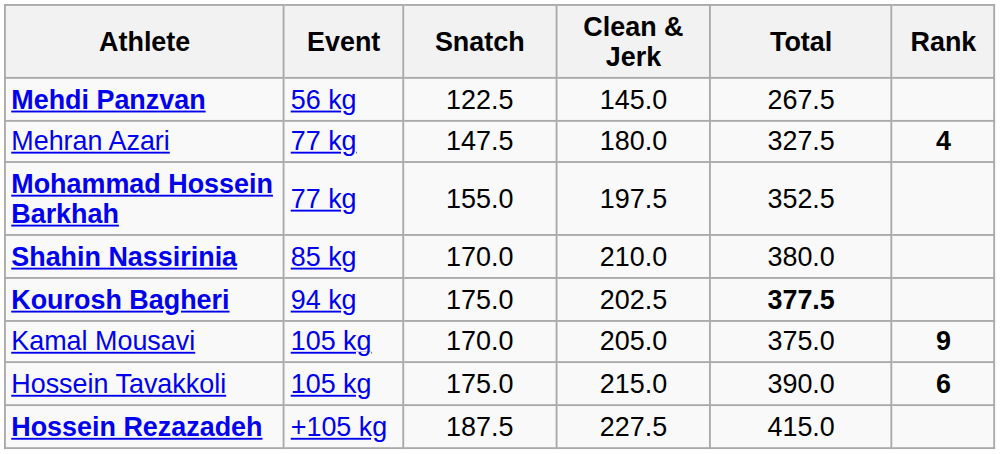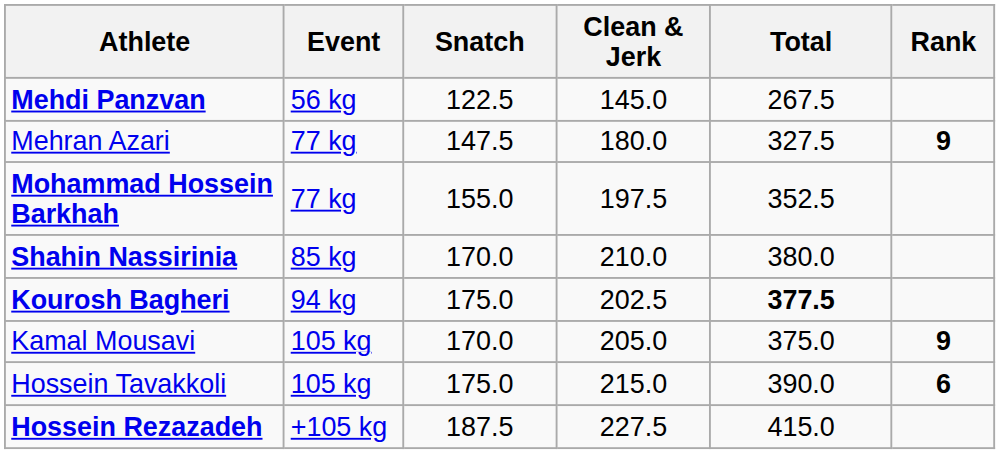(943, 142) 4 -> (943, 142) 9
